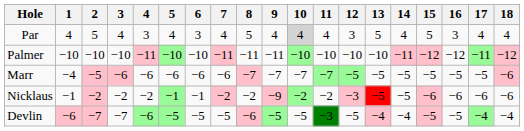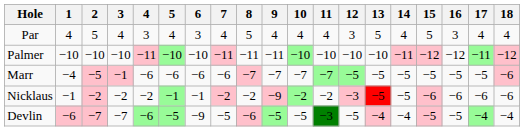(300, 34) lightgrey background -> (300, 34) no background
(121, 75) −6 -> (121, 75) −1
(198, 116) −5 -> (198, 116) −9
